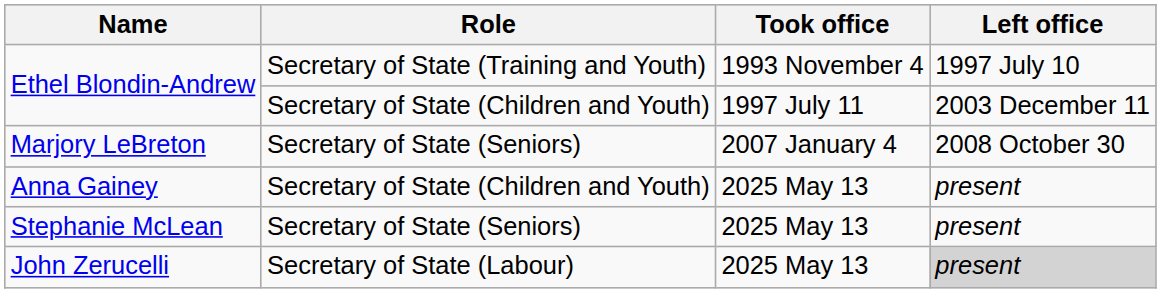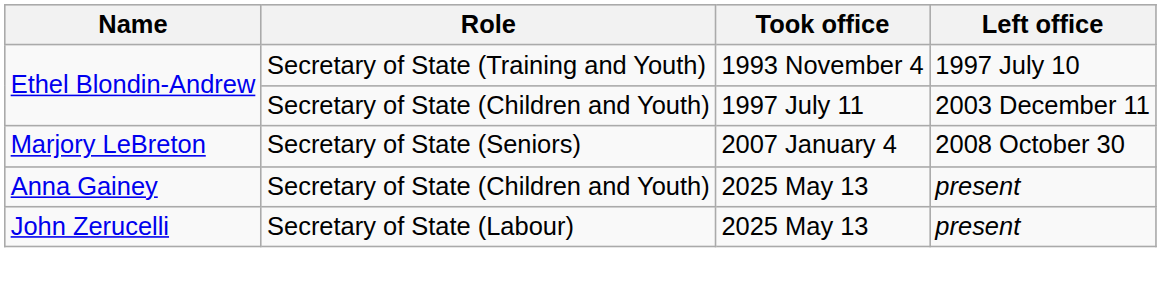- row: (117, 226)
(978, 266) lightgrey background -> (978, 226) no background
